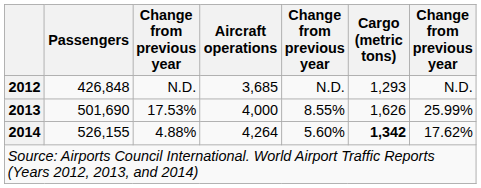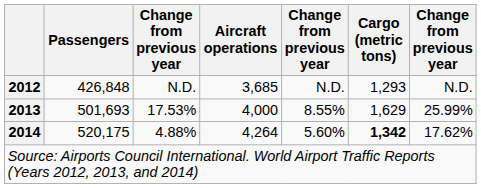(104, 110) 501,690 -> (104, 110) 501,693
(388, 110) 1,626 -> (388, 110) 1,629
(104, 133) 526,155 -> (104, 133) 520,175
